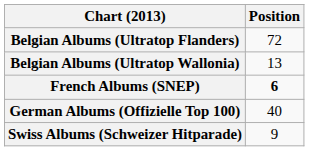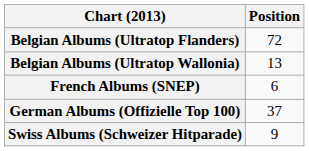(274, 87) bold -> (274, 87) normal
(274, 110) 40 -> (274, 110) 37
